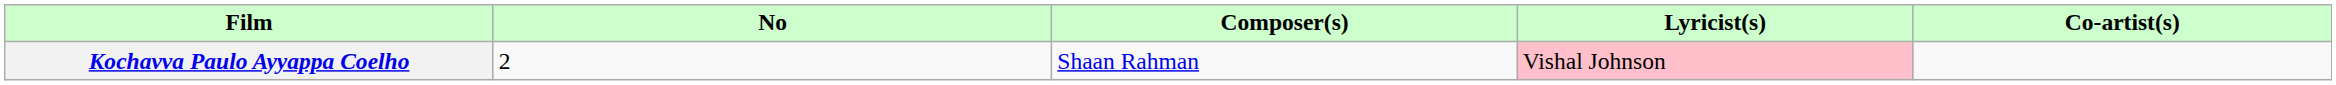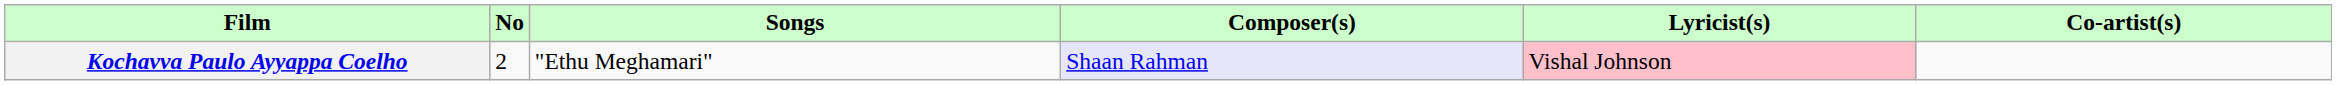+ column: (795, 23)
(1128, 60) no background -> (1137, 60) lavender background
